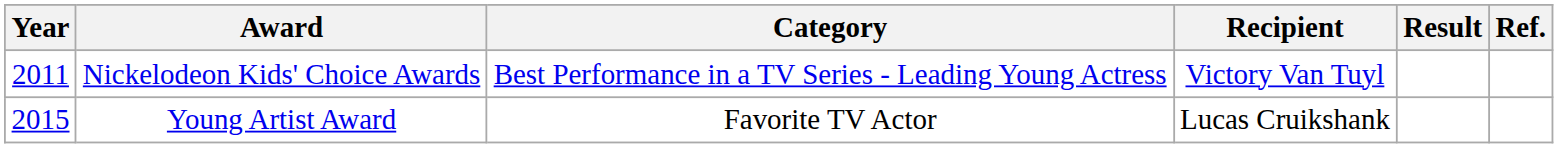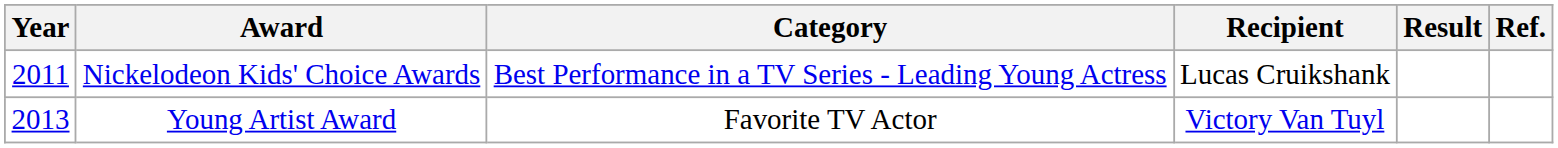(1285, 73) Victory Van Tuyl -> (1285, 73) Lucas Cruikshank
(41, 119) 2015 -> (41, 119) 2013
(1285, 119) Lucas Cruikshank -> (1285, 119) Victory Van Tuyl
